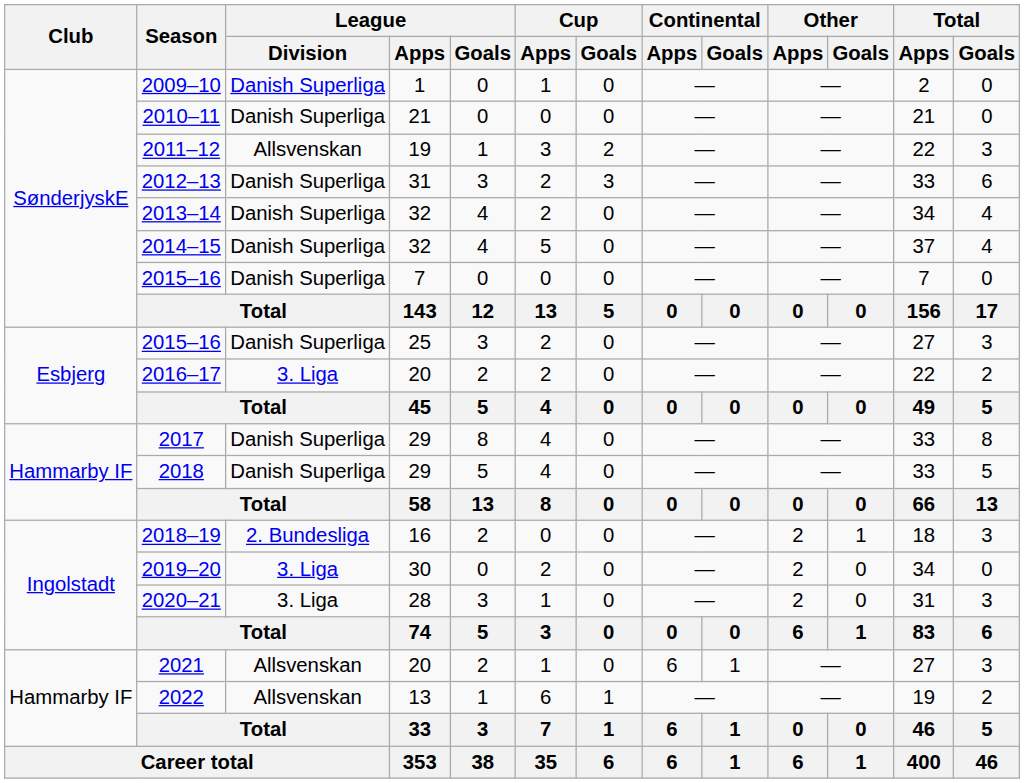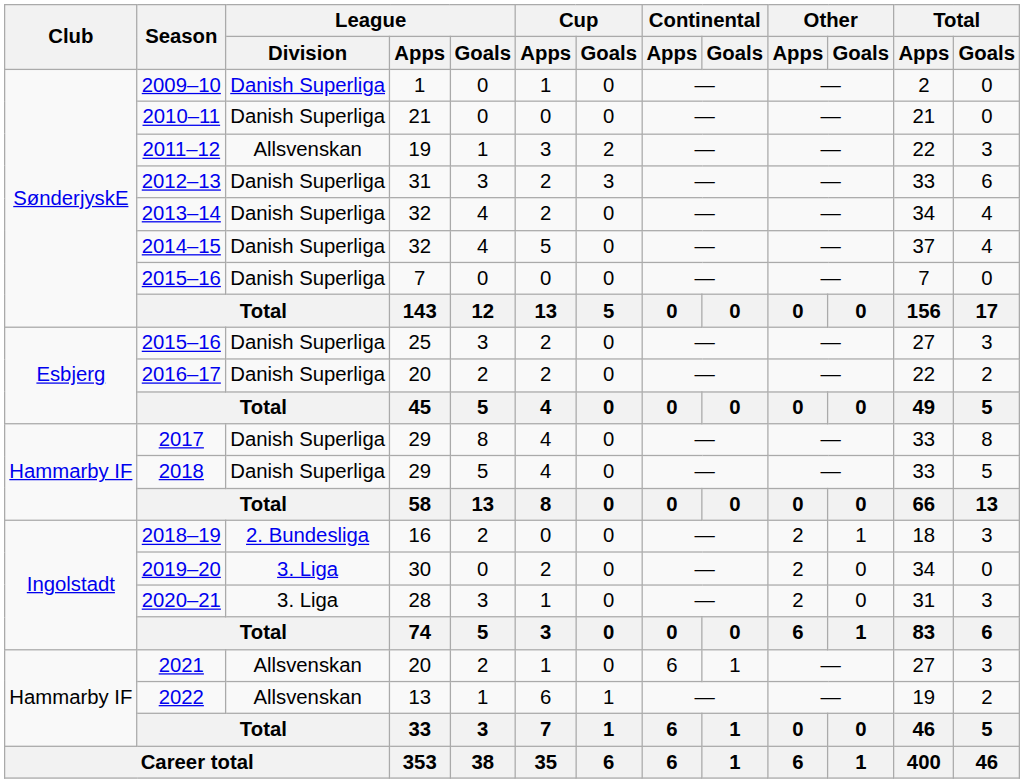(308, 375) 3. Liga -> (308, 375) Danish Superliga
